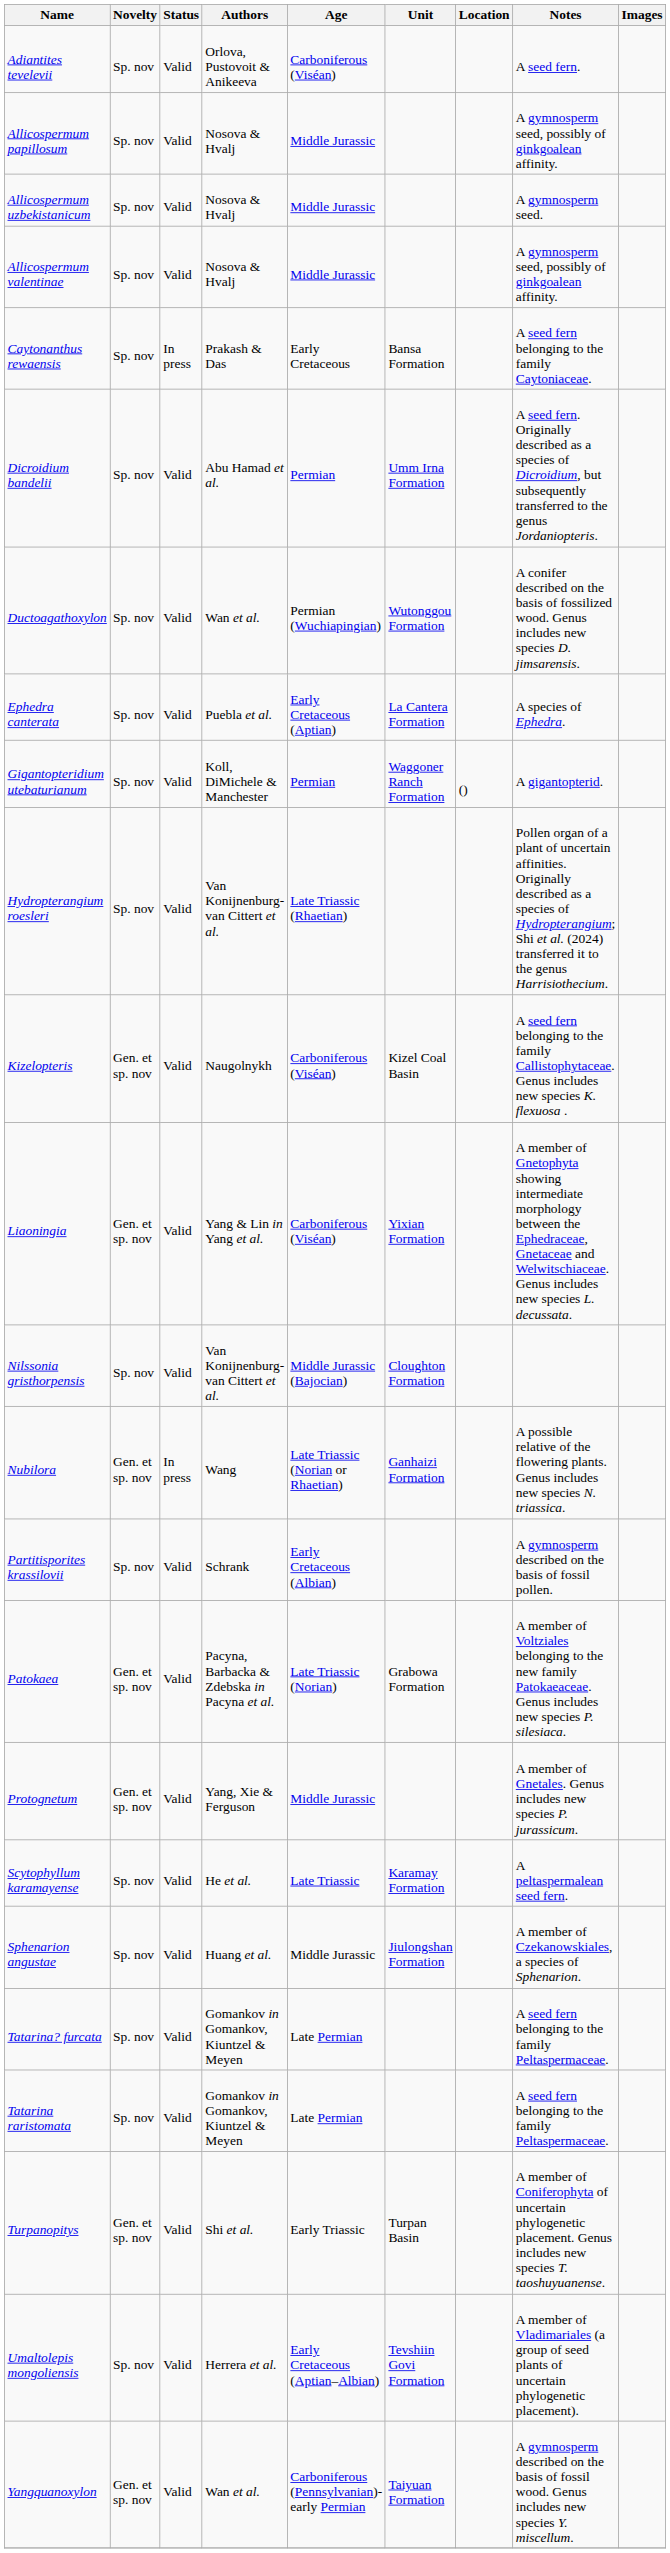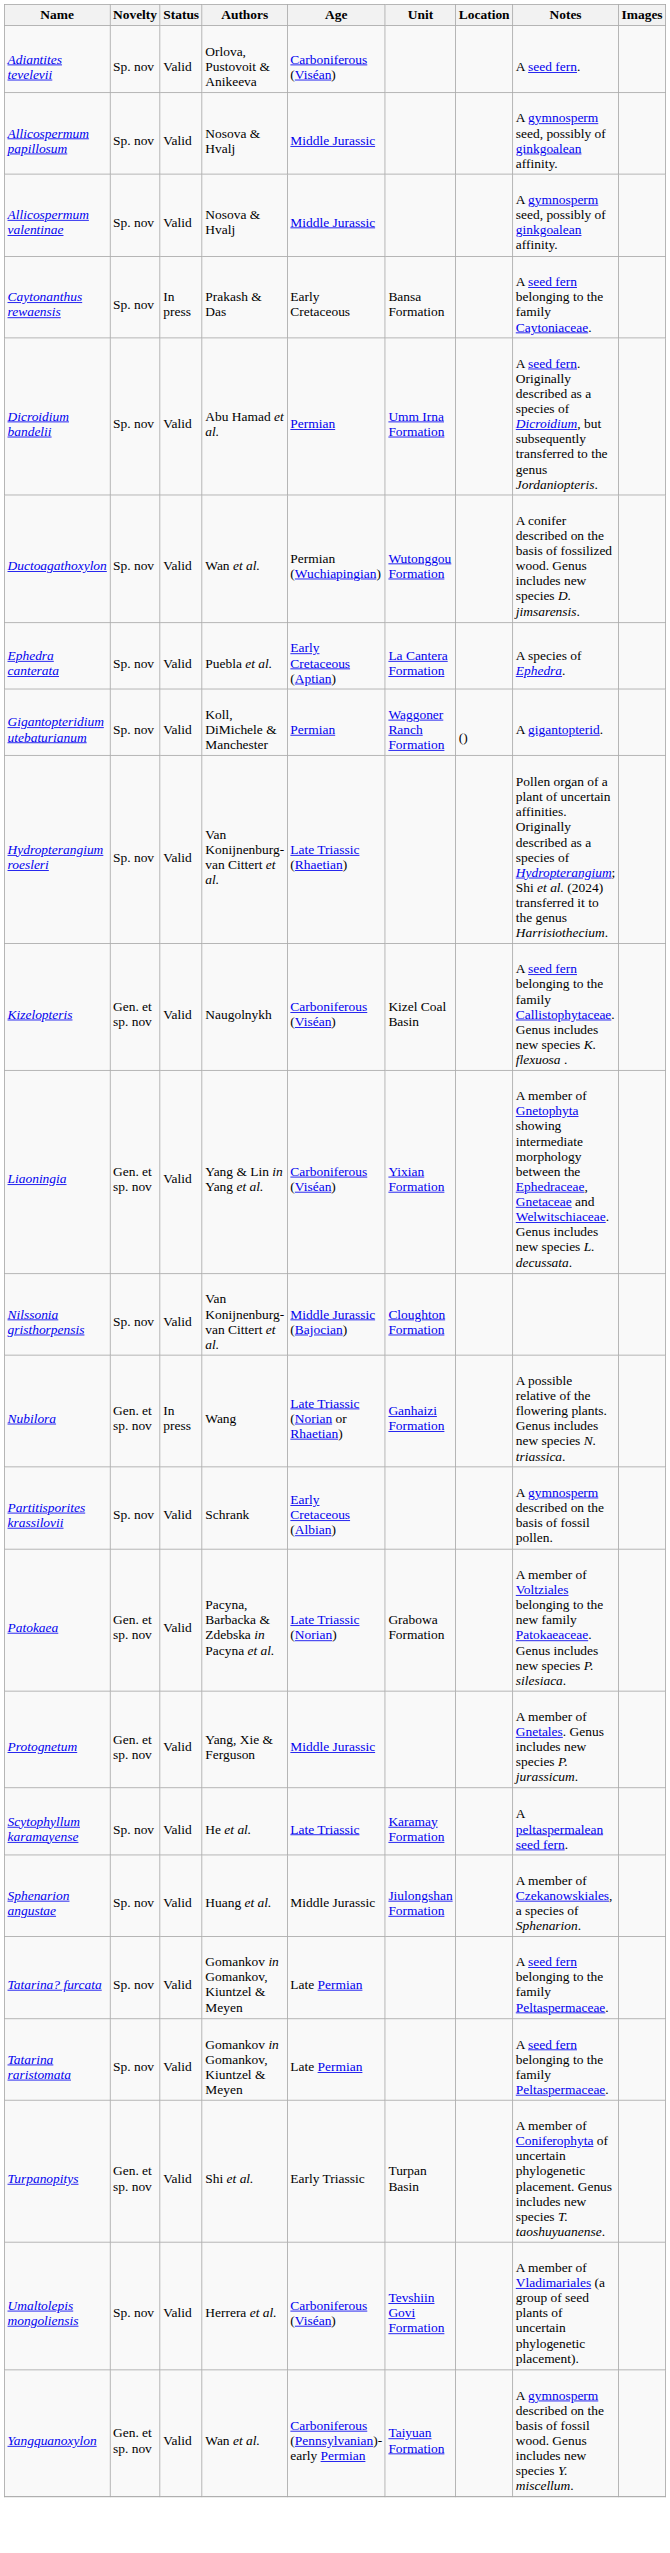- row: (49, 207)
(335, 2365) Early Cretaceous (Aptian–Albian) -> (329, 2313) Carboniferous (Viséan)
